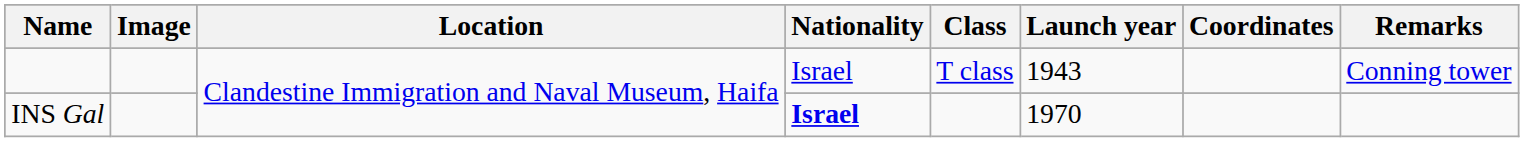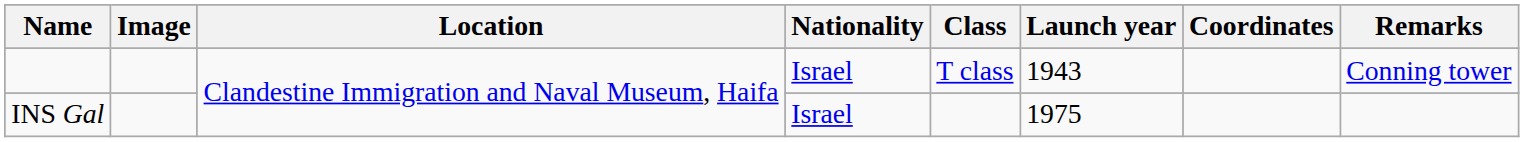(825, 114) bold -> (822, 114) normal
(1054, 114) 1970 -> (1054, 114) 1975
